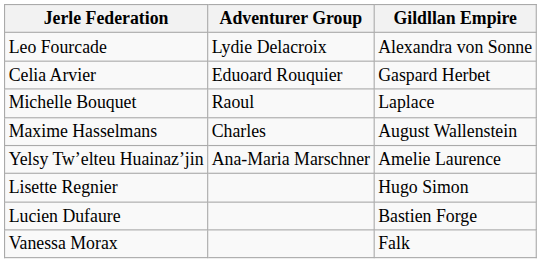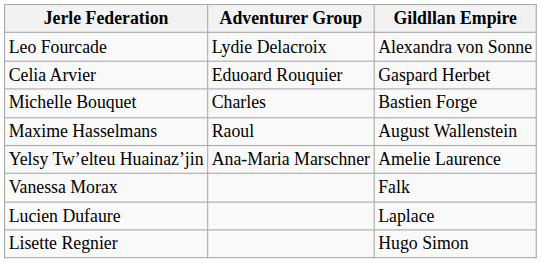(233, 103) Raoul -> (239, 103) Charles
(406, 103) Laplace -> (428, 103) Bastien Forge
(239, 131) Charles -> (233, 131) Raoul
rows swapped: (63, 243) <-> (63, 187)
(428, 215) Bastien Forge -> (406, 215) Laplace
